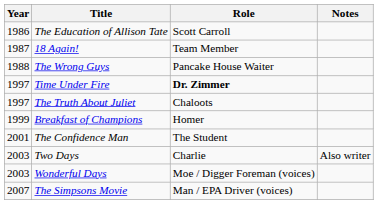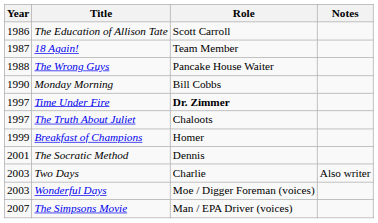+ row: (74, 84)
- row: (81, 137)
+ row: (81, 155)
